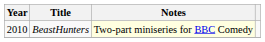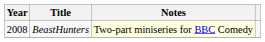(17, 29) 2010 -> (17, 29) 2008
